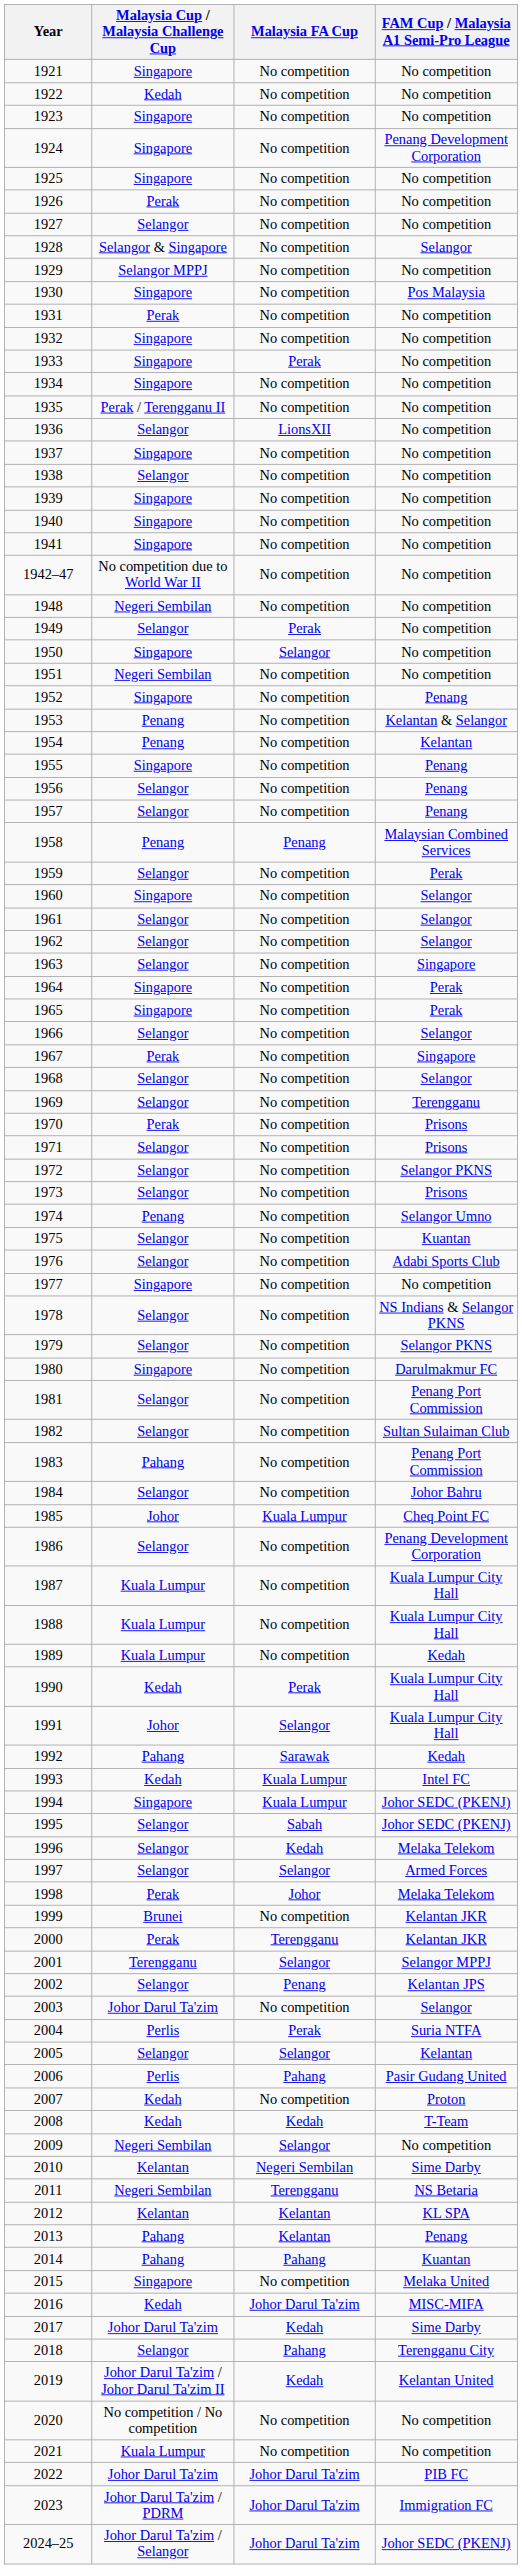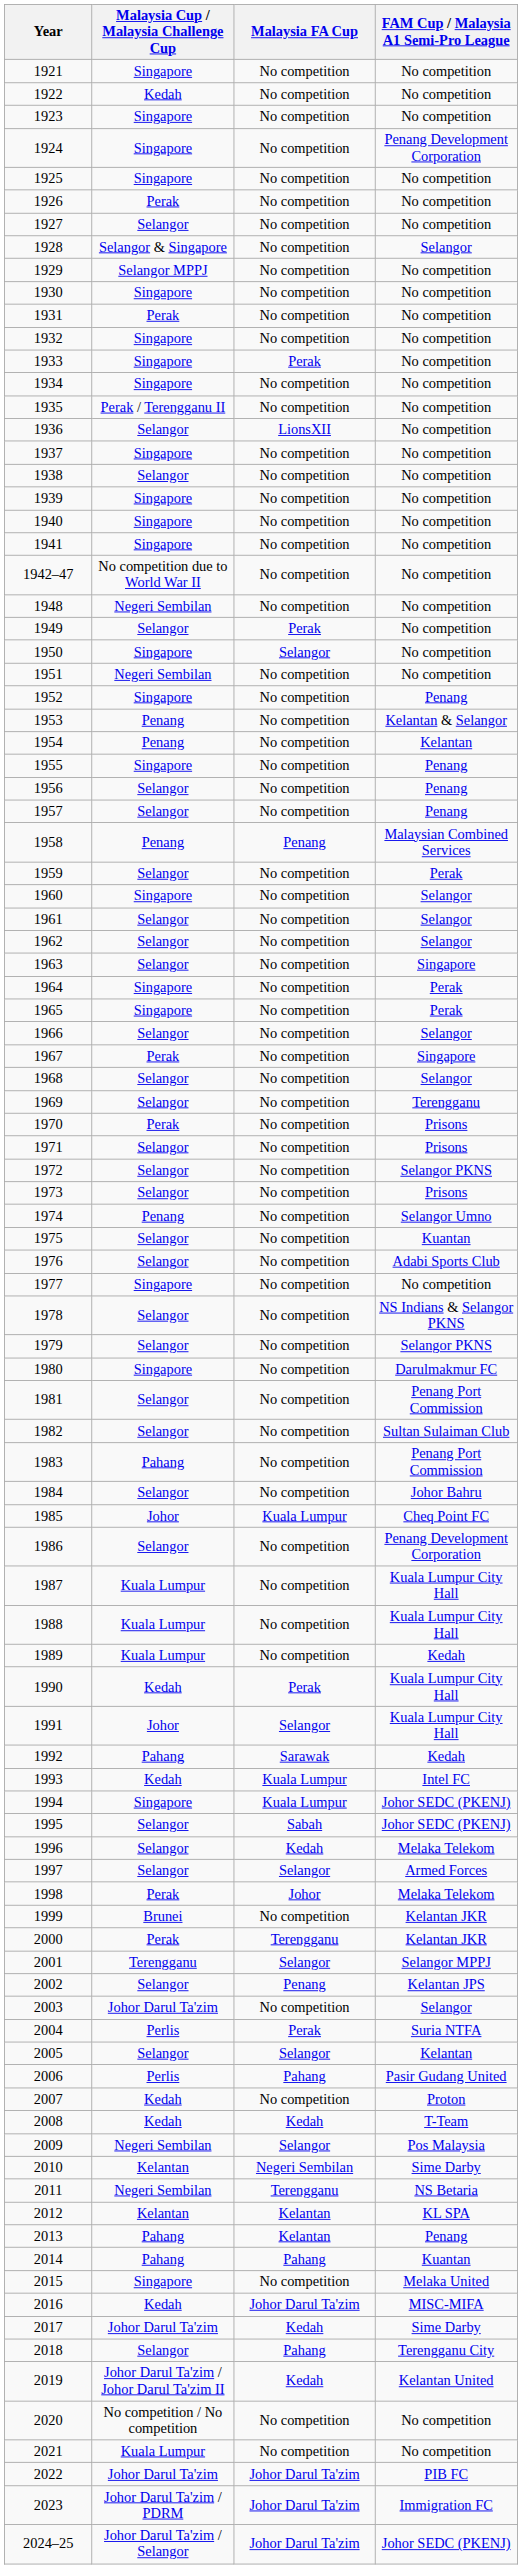(446, 292) Pos Malaysia -> (446, 292) No competition
(446, 2144) No competition -> (446, 2144) Pos Malaysia
